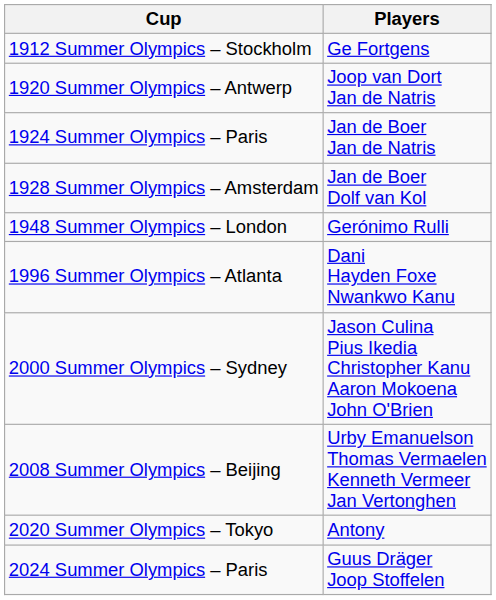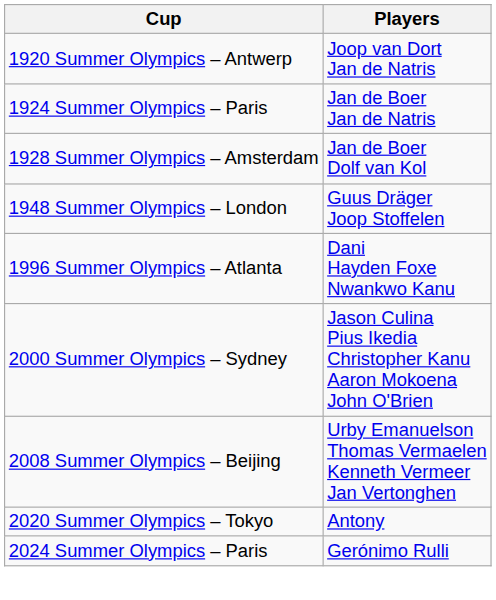- row: (160, 48)
(388, 227) Gerónimo Rulli -> (386, 208) Guus Dräger Joop Stoffelen
(386, 569) Guus Dräger Joop Stoffelen -> (388, 550) Gerónimo Rulli
